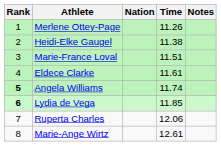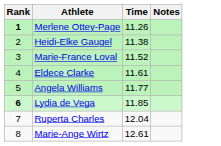- column: (140, 12)
(18, 27) normal -> (18, 27) bold
(171, 57) 11.51 -> (137, 57) 11.52
(18, 88) bold -> (18, 88) normal
(171, 88) 11.74 -> (137, 88) 11.77
(171, 118) 12.06 -> (137, 118) 12.04
